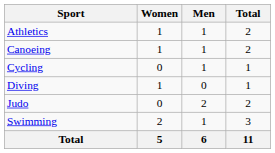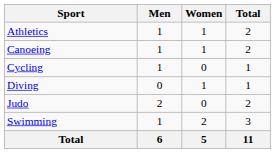columns swapped: (204, 13) <-> (160, 13)
